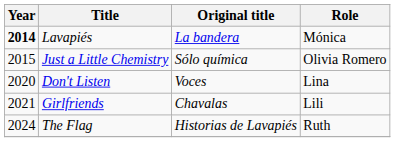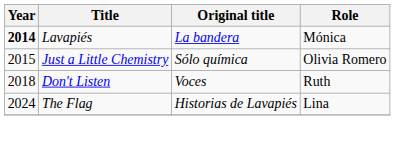(22, 81) 2020 -> (22, 81) 2018
(316, 81) Lina -> (317, 81) Ruth
- row: (73, 103)
(317, 125) Ruth -> (316, 103) Lina
